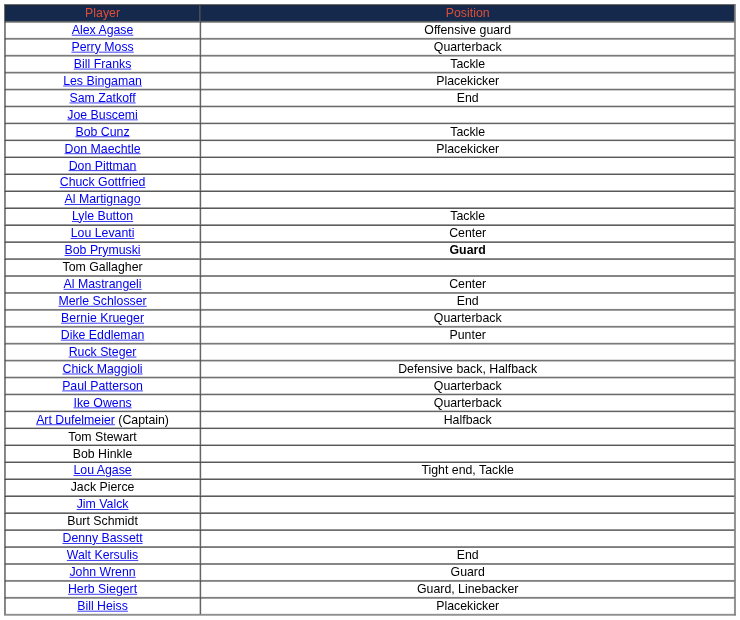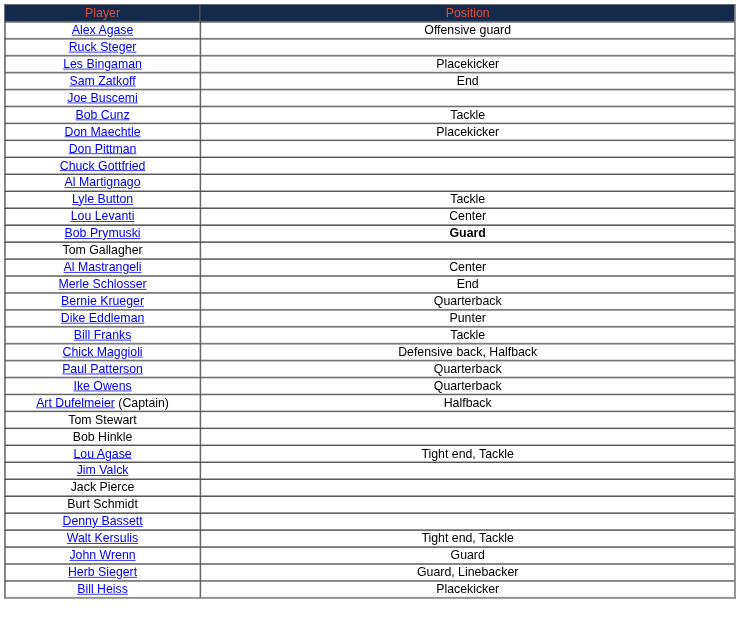- row: (103, 47)
rows swapped: (103, 352) <-> (103, 64)
rows swapped: (103, 504) <-> (103, 487)
(468, 555) End -> (468, 538) Tight end, Tackle
